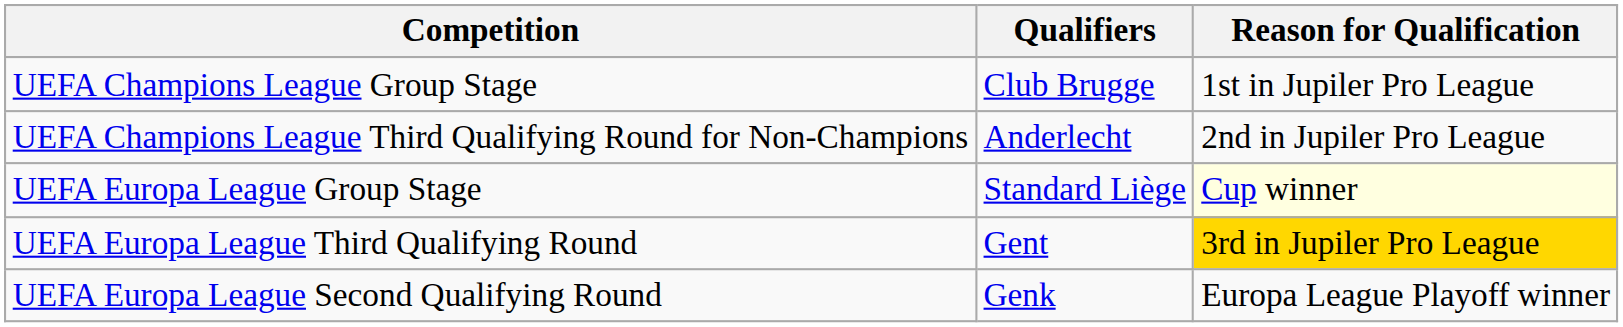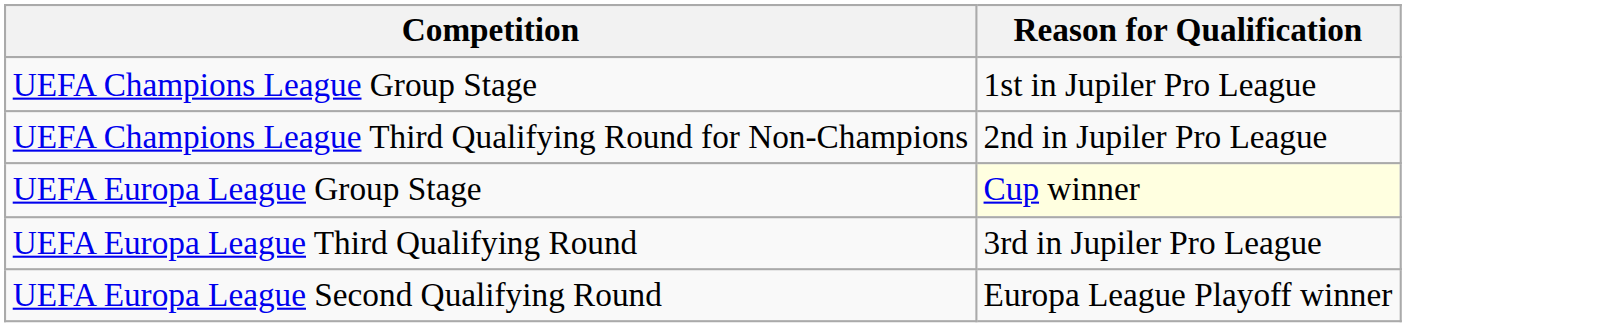- column: (1085, 30)
(1370, 242) gold background -> (1153, 242) no background
